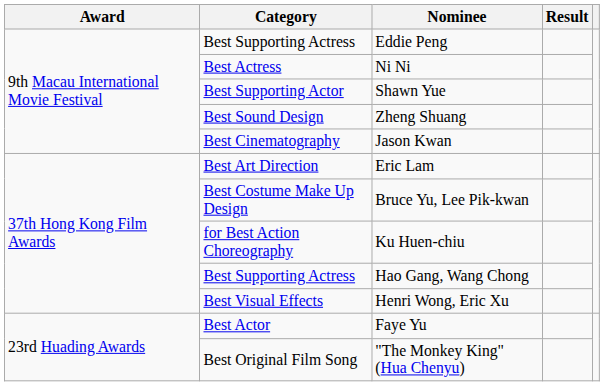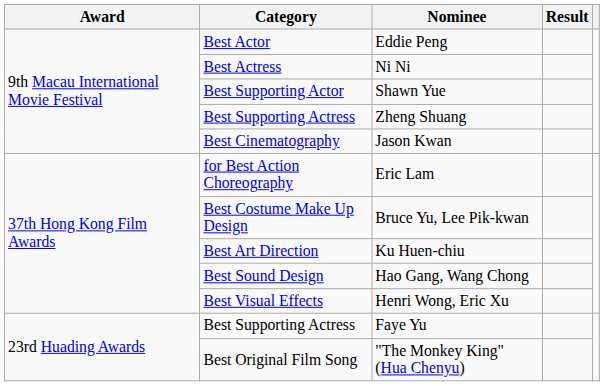(279, 41) Best Supporting Actress -> (237, 41) Best Actor
(264, 116) Best Sound Design -> (279, 116) Best Supporting Actress
(261, 166) Best Art Direction -> (251, 174) for Best Action Choreography
(251, 242) for Best Action Choreography -> (261, 251) Best Art Direction
(279, 276) Best Supporting Actress -> (264, 276) Best Sound Design
(237, 325) Best Actor -> (279, 325) Best Supporting Actress
